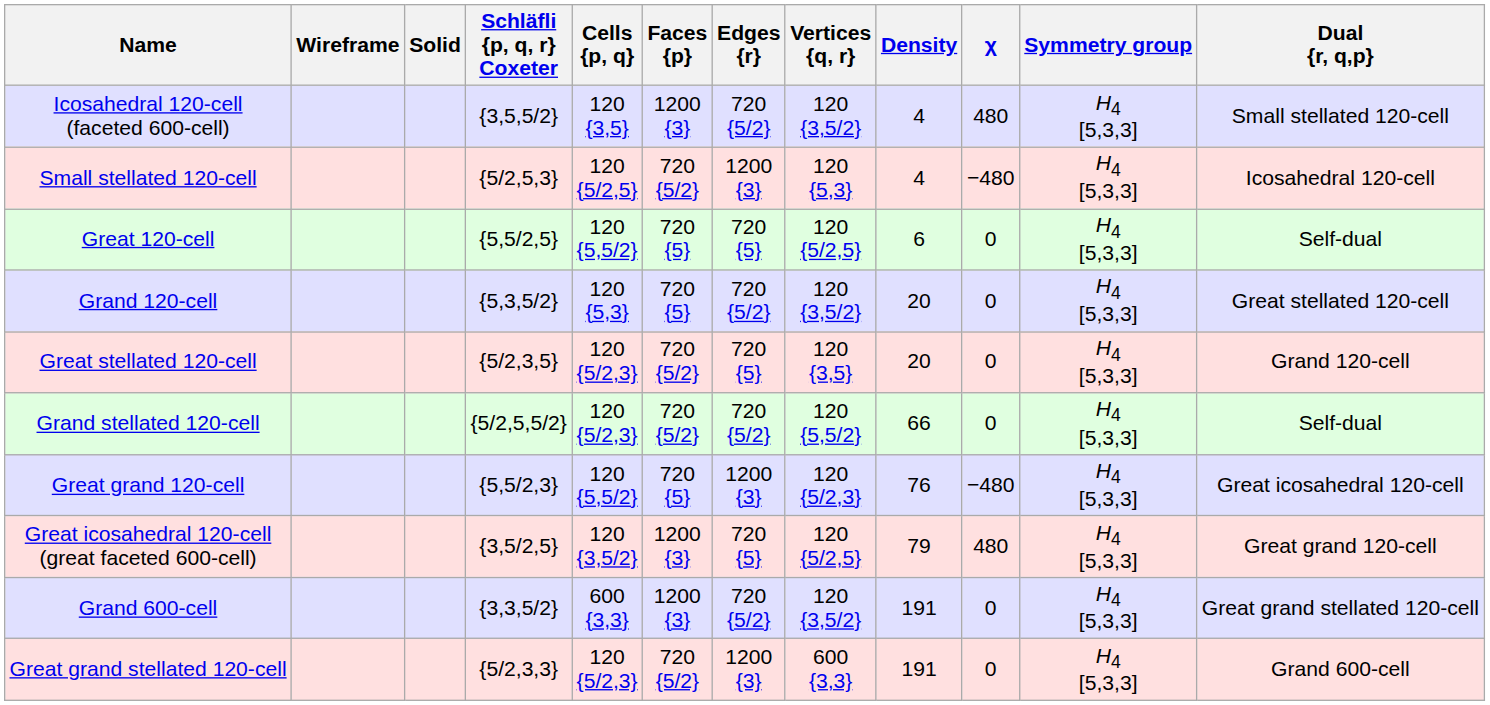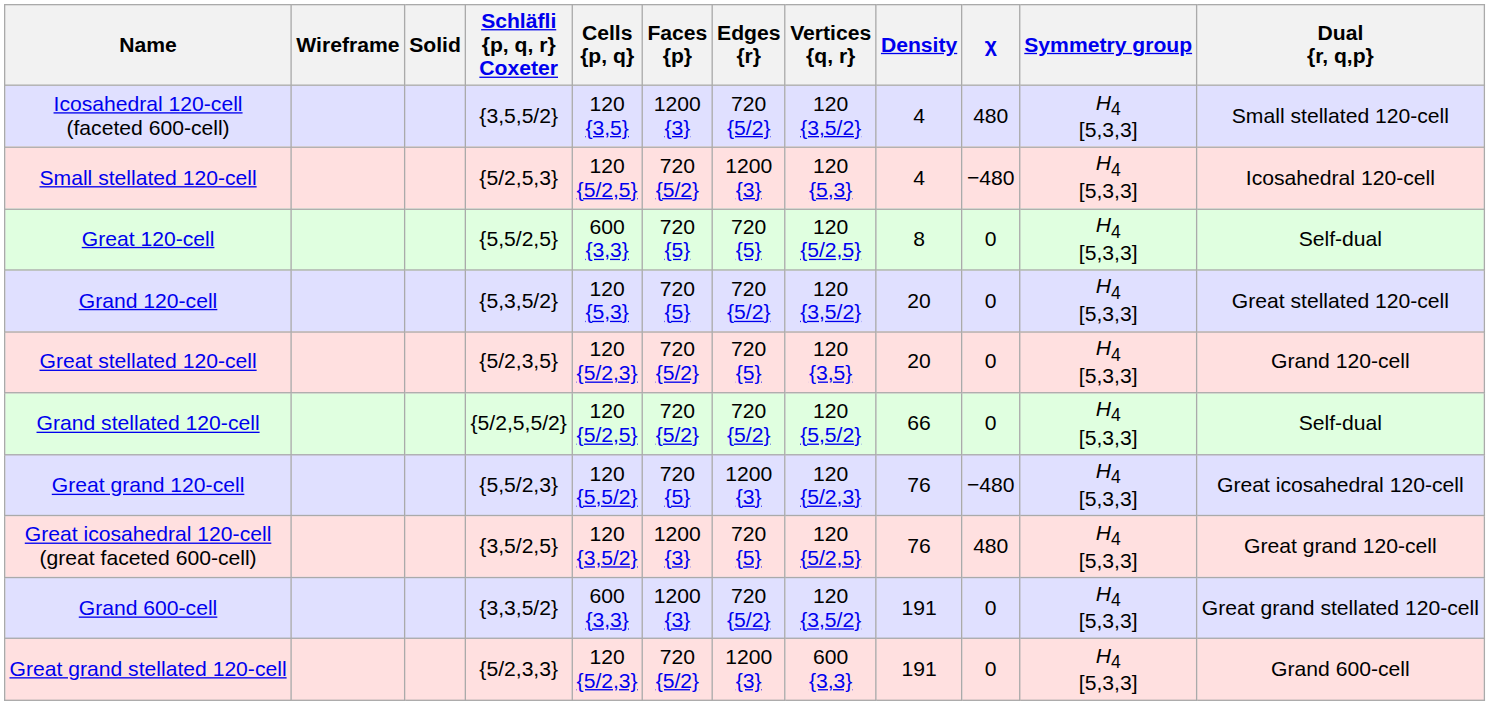(607, 239) 120 {5,5/2} -> (607, 239) 600 {3,3}
(919, 239) 6 -> (919, 239) 8
(607, 423) 120 {5/2,3} -> (607, 423) 120 {5/2,5}
(919, 546) 79 -> (919, 546) 76
